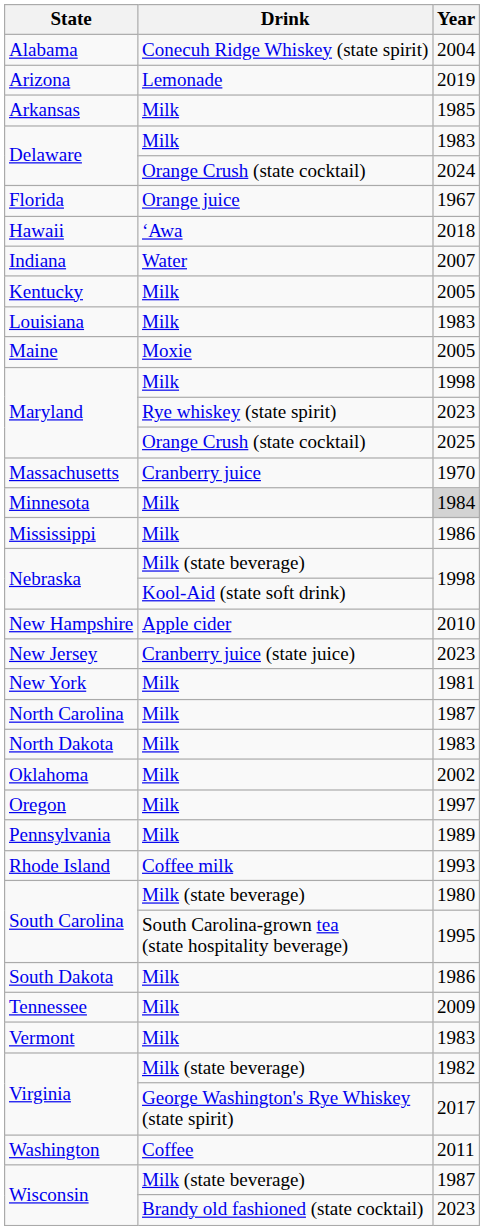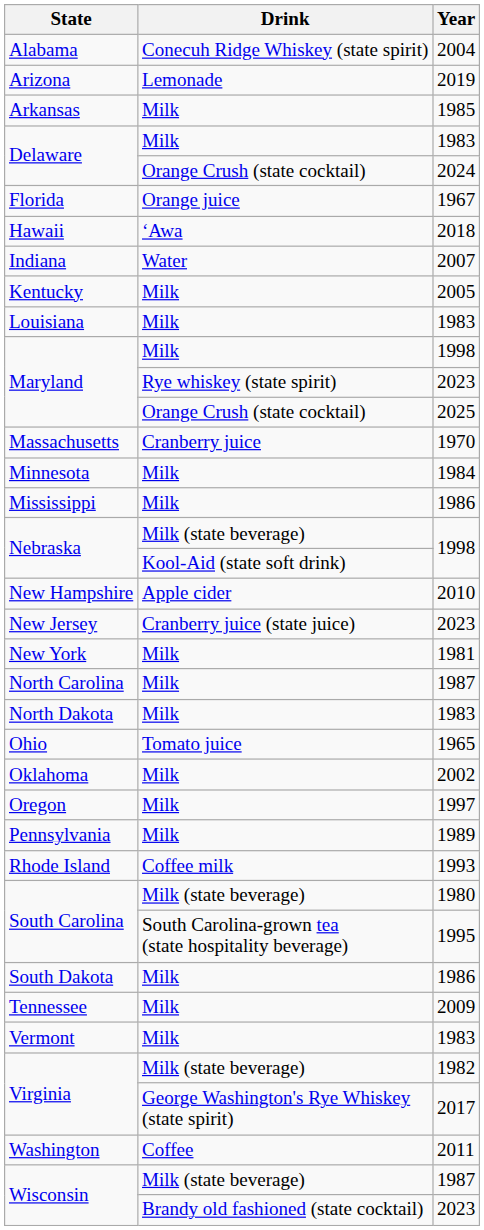- row: (33, 351)
(456, 502) lightgrey background -> (456, 472) no background
+ row: (28, 744)
